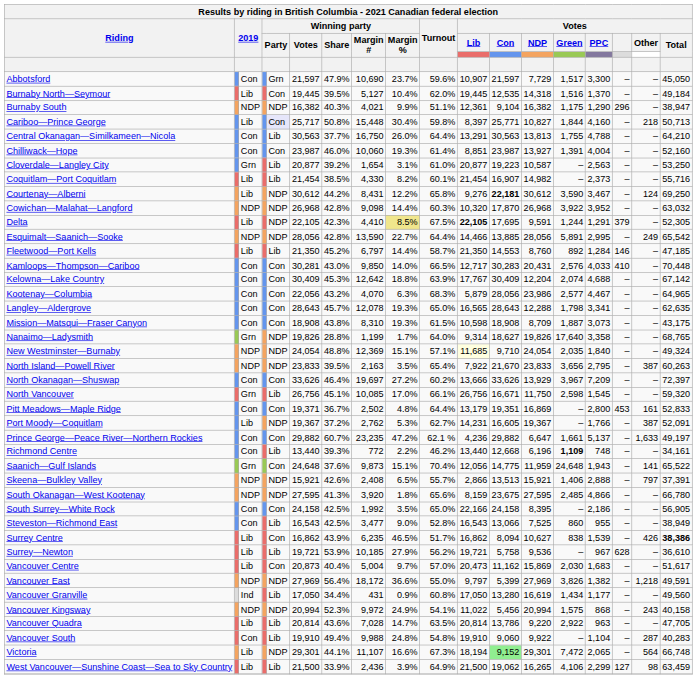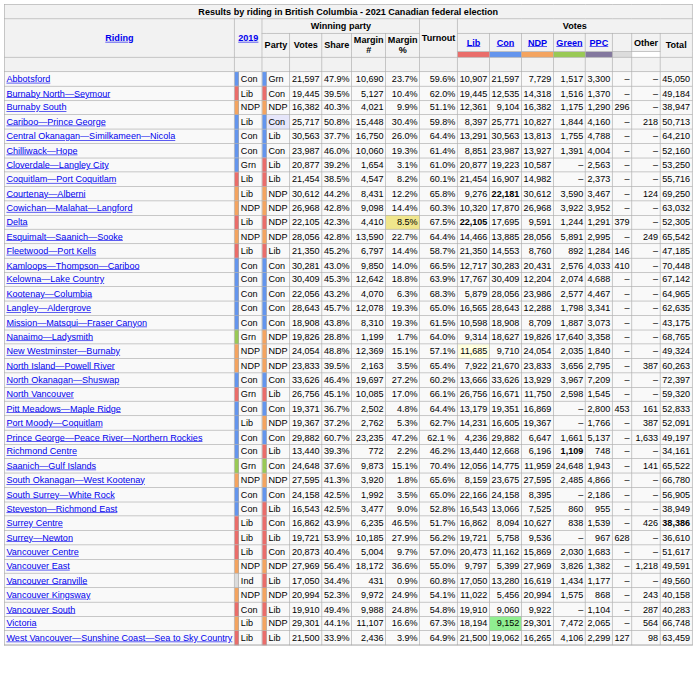(372, 180) 4,330 -> (372, 180) 4,547
- row: (54, 481)
- row: (44, 624)
